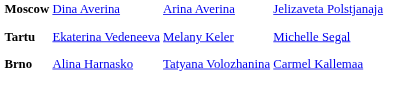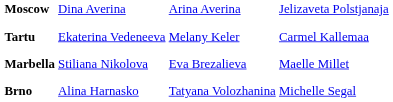(312, 36) Michelle Segal -> (324, 36) Carmel Kallemaa
+ row: (30, 63)
(318, 63) Carmel Kallemaa -> (318, 91) Michelle Segal
